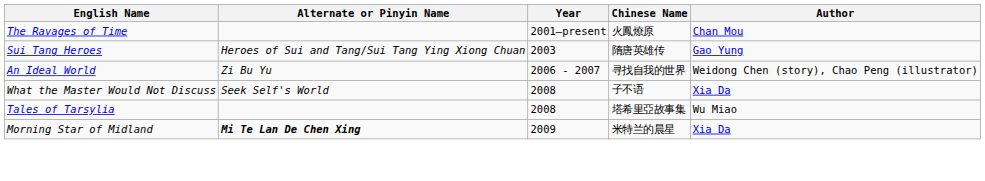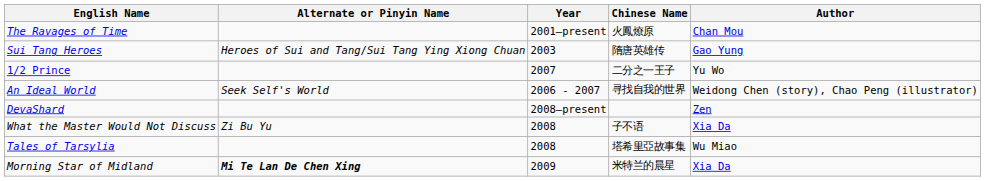+ row: (39, 71)
(246, 71) Zi Bu Yu -> (275, 90) Seek Self's World
+ row: (35, 109)
(275, 90) Seek Self's World -> (246, 127) Zi Bu Yu
